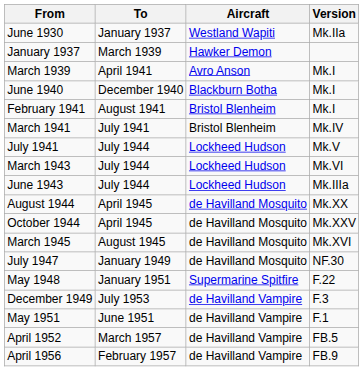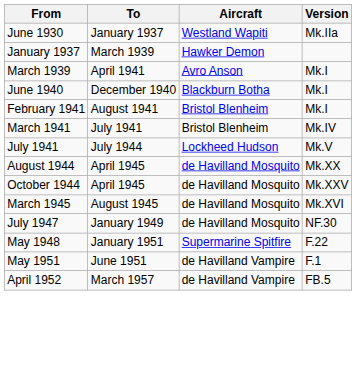- row: (39, 166)
- row: (35, 185)
- row: (50, 299)
- row: (34, 356)
